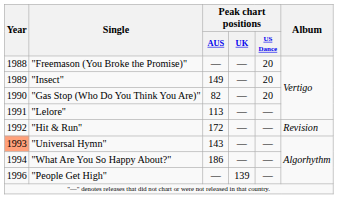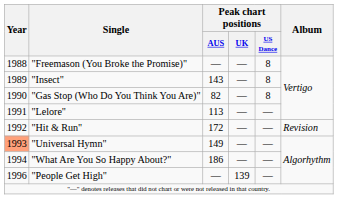(268, 63) 20 -> (268, 63) 8
(216, 79) 149 -> (216, 79) 143
(268, 79) 20 -> (268, 79) 8
(268, 95) 20 -> (268, 95) 8
(216, 143) 143 -> (216, 143) 149
